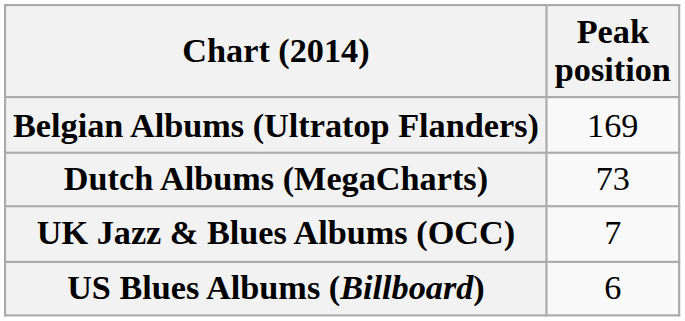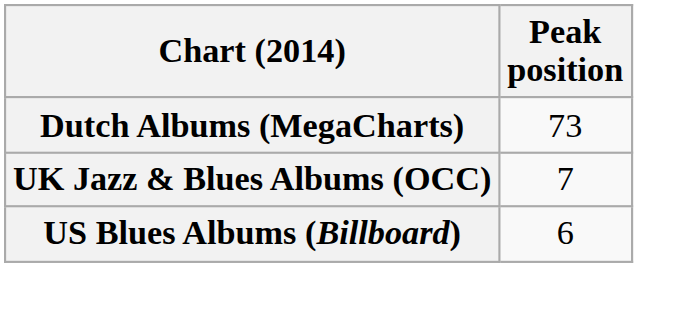- row: (276, 124)
